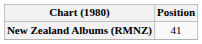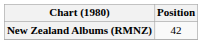(176, 30) 41 -> (176, 30) 42
